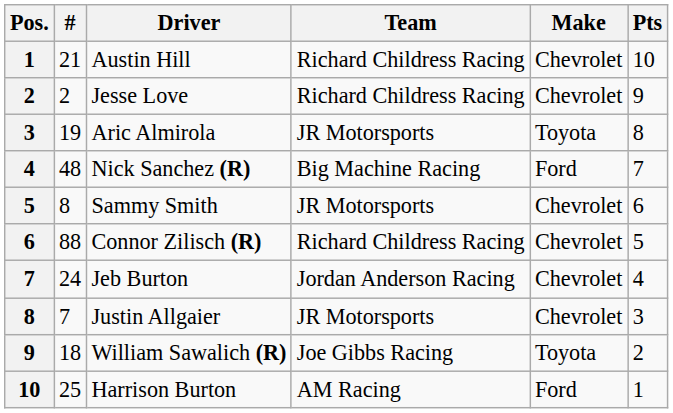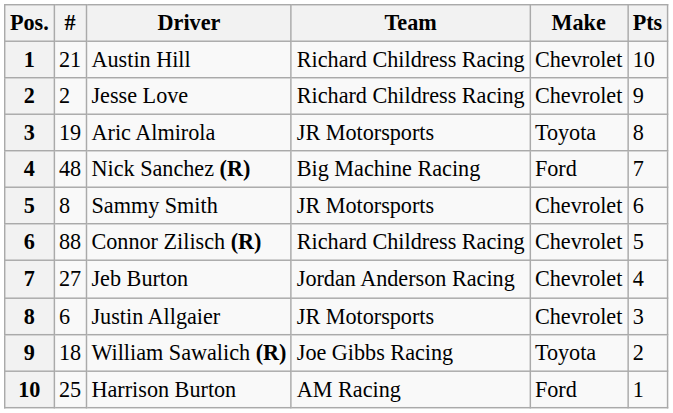(70, 279) 24 -> (70, 279) 27
(65, 315) 7 -> (65, 315) 6
